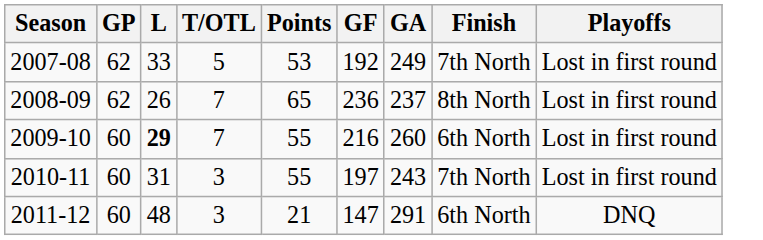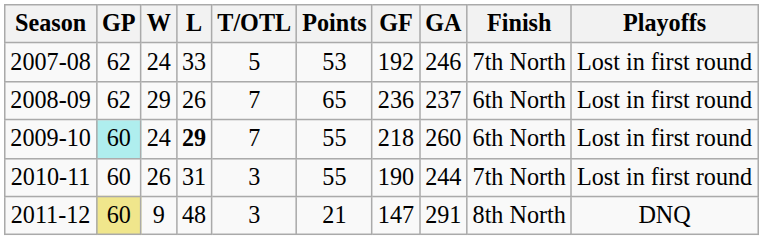+ column: (159, 23)
(408, 61) 249 -> (443, 61) 246
(484, 100) 8th North -> (519, 100) 6th North
(119, 138) no background -> (119, 138) paleturquoise background
(361, 138) 216 -> (396, 138) 218
(361, 176) 197 -> (396, 176) 190
(408, 176) 243 -> (443, 176) 244
(119, 215) no background -> (119, 215) khaki background
(484, 215) 6th North -> (519, 215) 8th North
